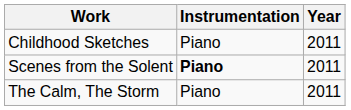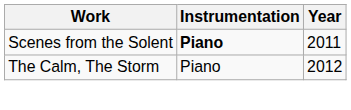- row: (79, 42)
(324, 92) 2011 -> (325, 67) 2012
